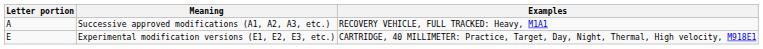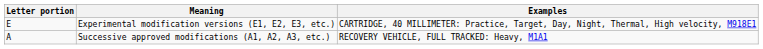rows swapped: (204, 24) <-> (207, 37)
